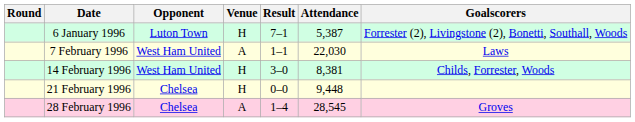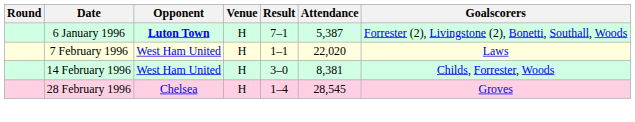(179, 32) normal -> (179, 32) bold
(242, 51) A -> (242, 51) H
(330, 51) 22,030 -> (330, 51) 22,020
- row: (89, 88)
(242, 107) A -> (242, 88) H
